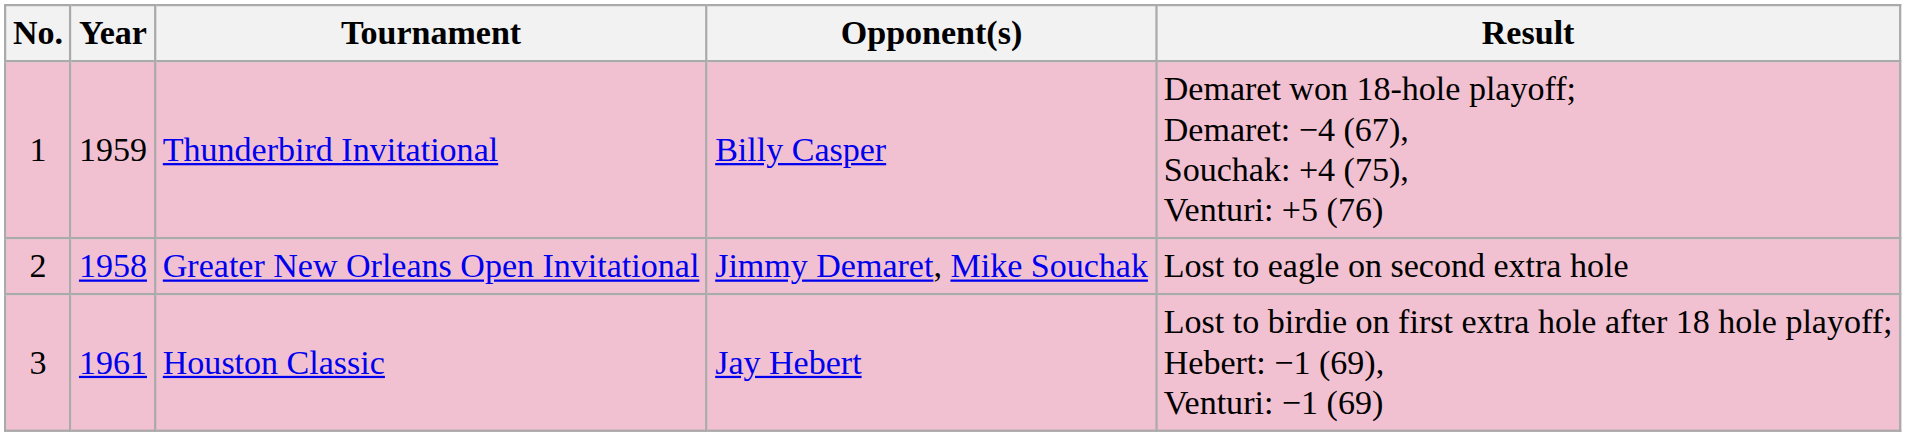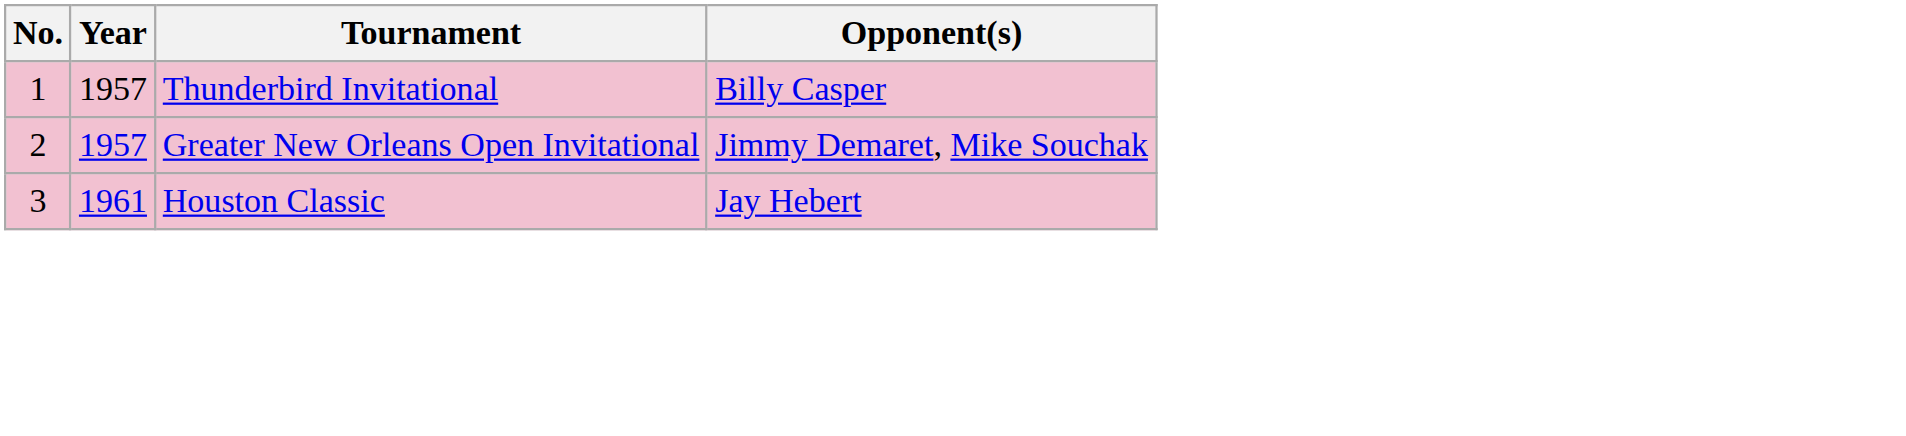- column: (1528, 32)
(113, 149) 1959 -> (113, 88) 1957
(113, 265) 1958 -> (113, 145) 1957
